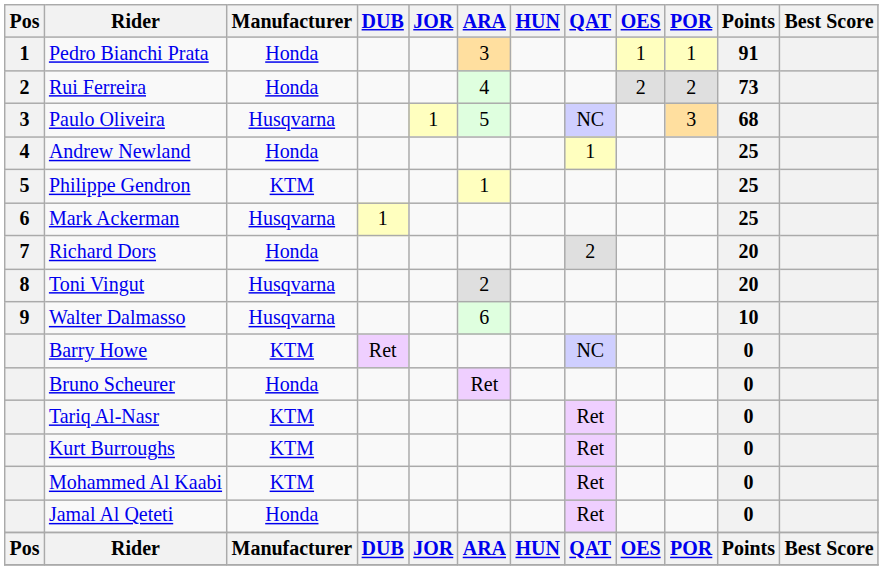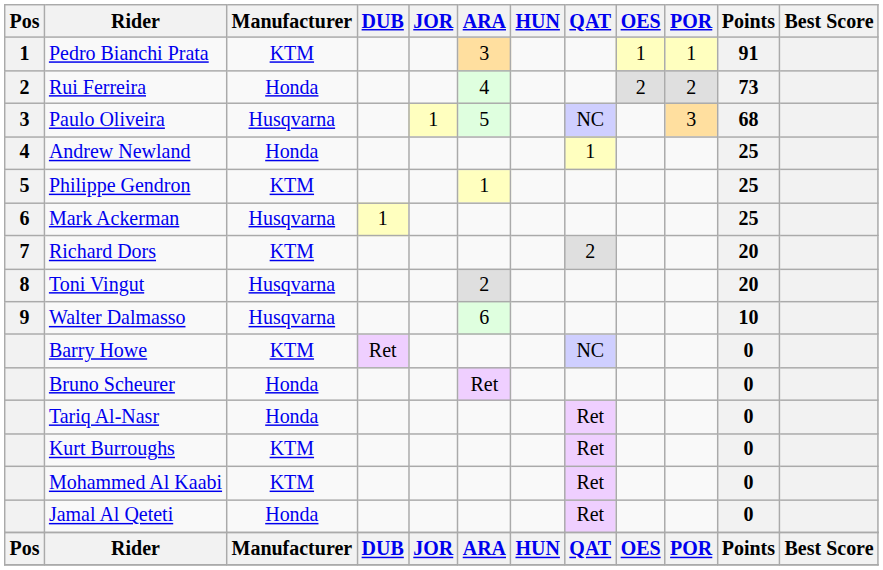(292, 53) Honda -> (292, 53) KTM
(292, 251) Honda -> (292, 251) KTM
(292, 416) KTM -> (292, 416) Honda
